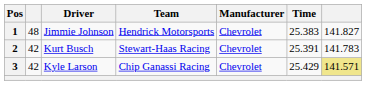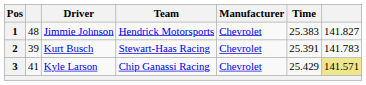(33, 49) 42 -> (33, 49) 39
(33, 66) 42 -> (33, 66) 41
